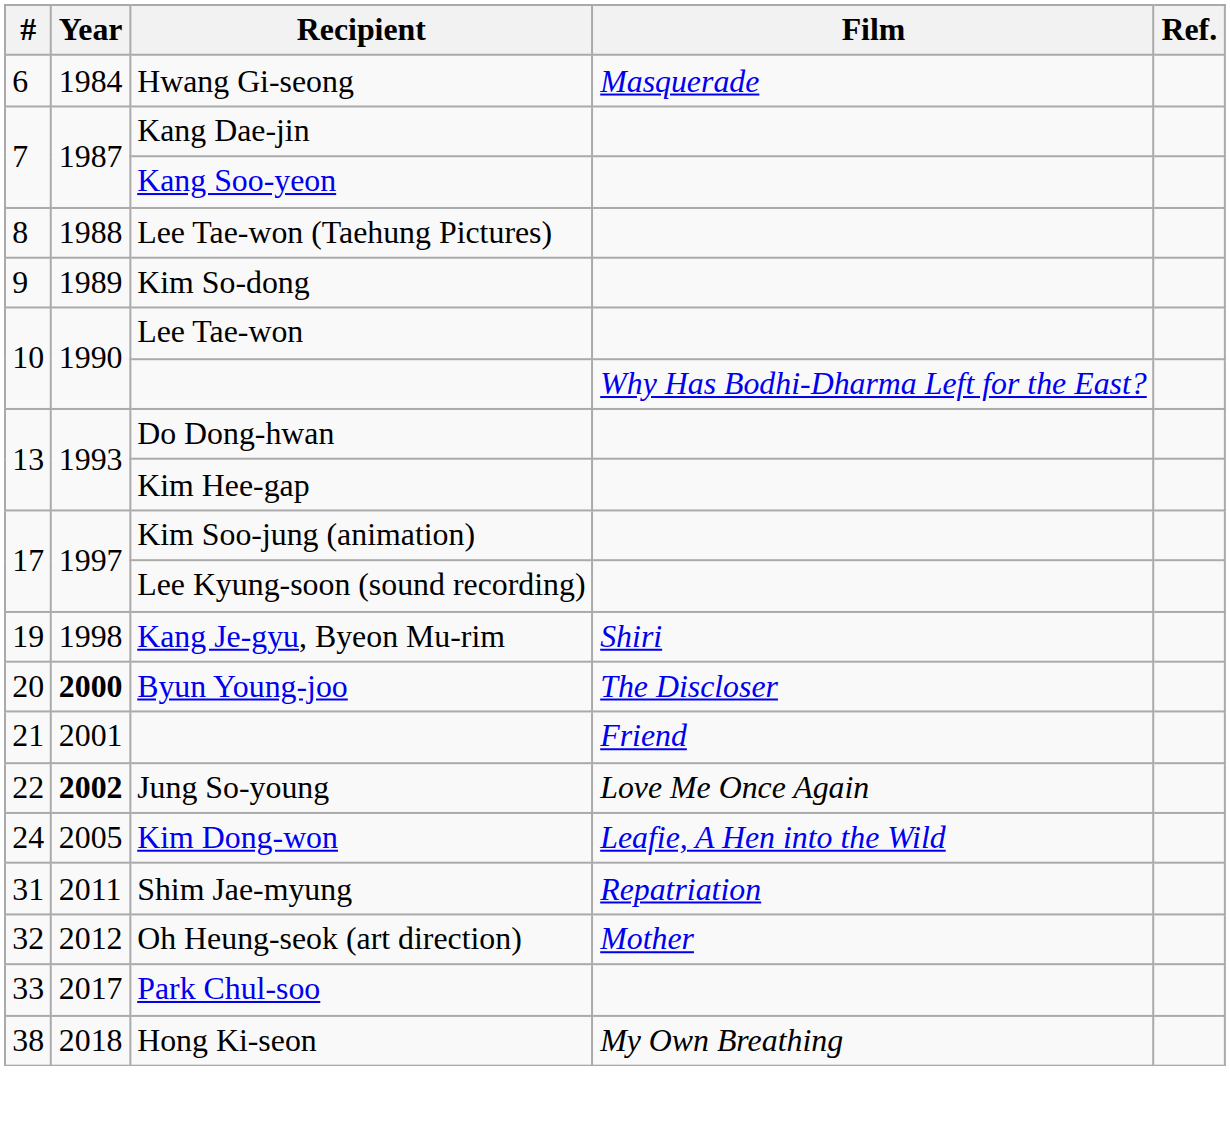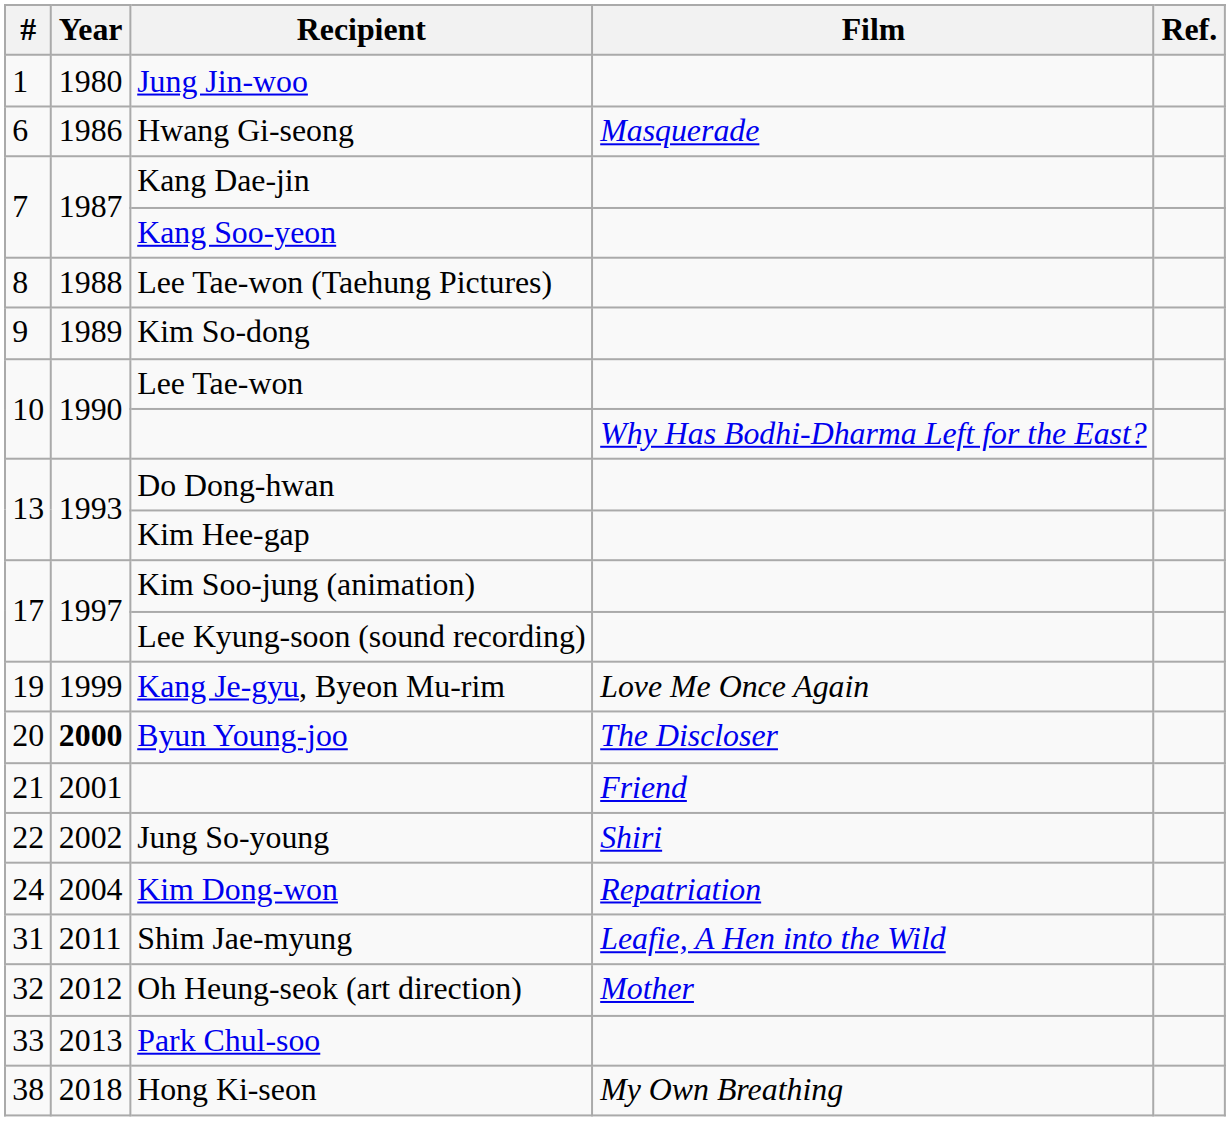+ row: (20, 80)
(91, 80) 1984 -> (91, 130) 1986
(91, 635) 1998 -> (91, 686) 1999
(631, 635) Shiri -> (735, 686) Love Me Once Again
(91, 787) bold -> (91, 837) normal
(735, 787) Love Me Once Again -> (631, 837) Shiri
(91, 837) 2005 -> (91, 888) 2004
(773, 837) Leafie, A Hen into the Wild -> (681, 888) Repatriation
(681, 888) Repatriation -> (773, 938) Leafie, A Hen into the Wild
(91, 989) 2017 -> (91, 1039) 2013
